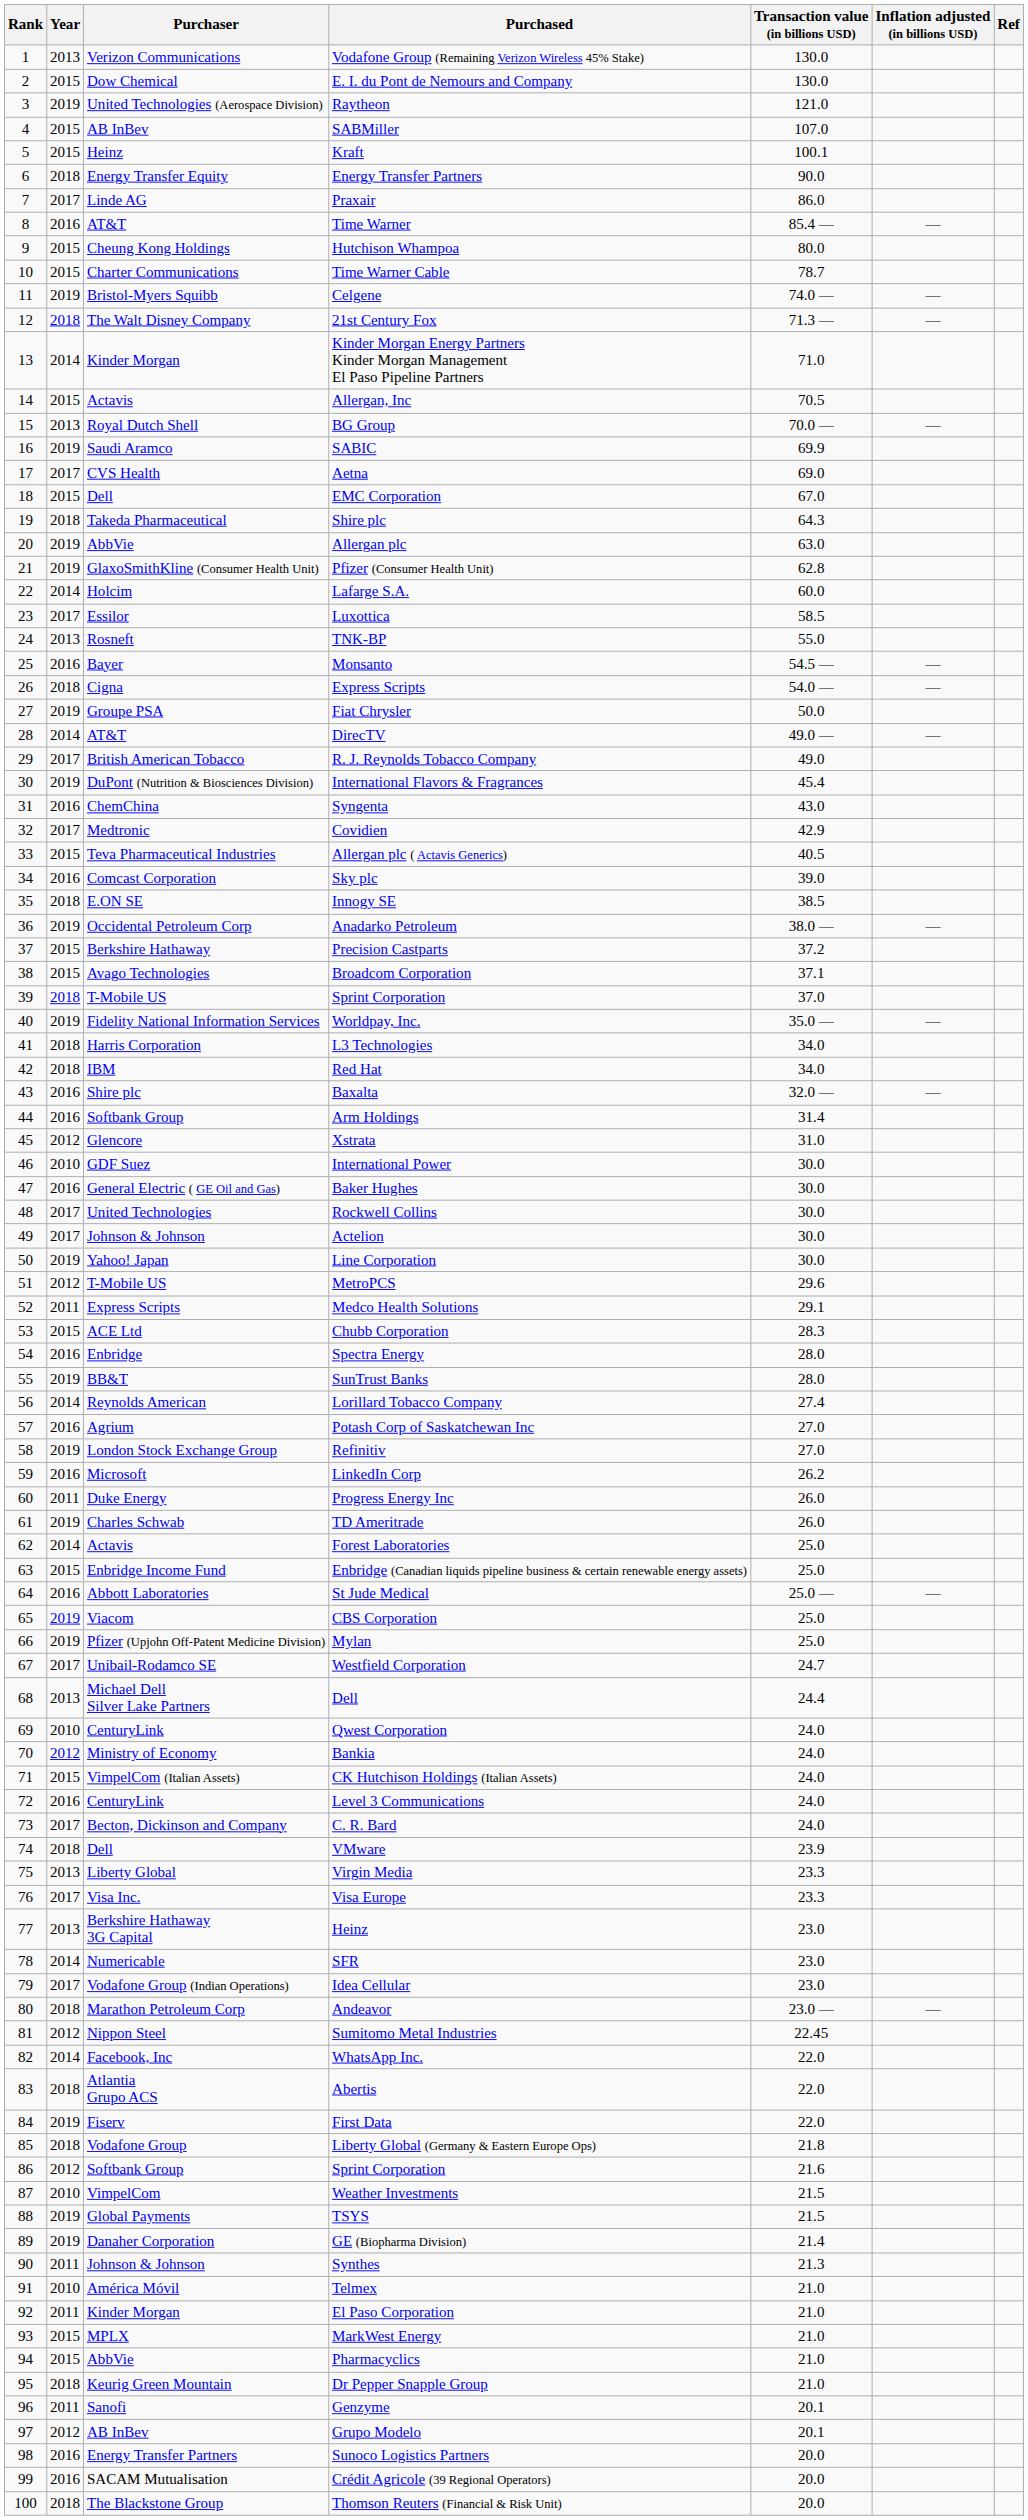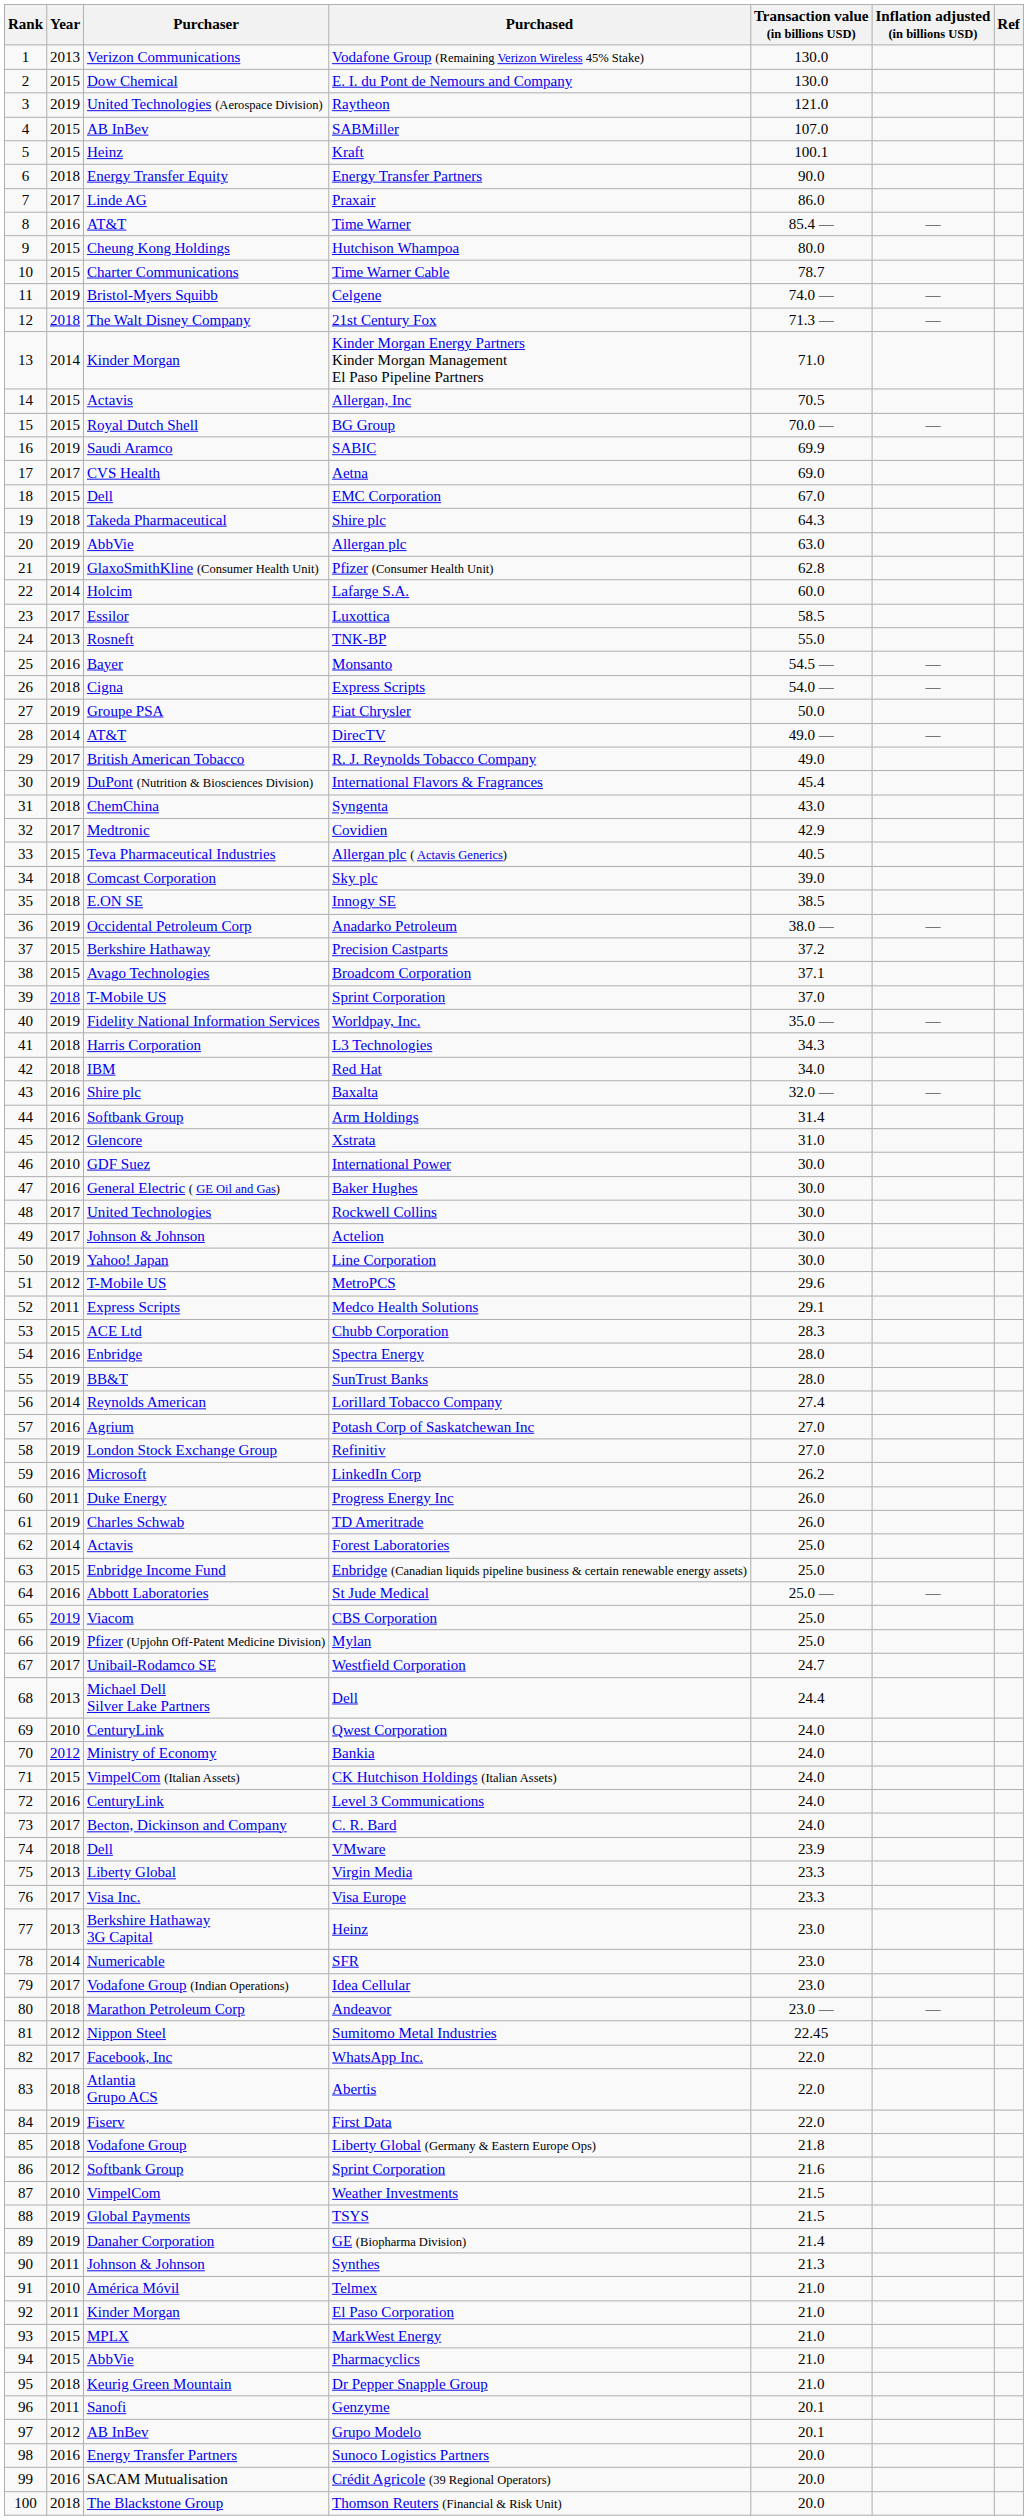(65, 424) 2013 -> (65, 424) 2015
(65, 806) 2016 -> (65, 806) 2018
(65, 878) 2016 -> (65, 878) 2018
(811, 1045) 34.0 -> (811, 1045) 34.3
(65, 2056) 2014 -> (65, 2056) 2017
